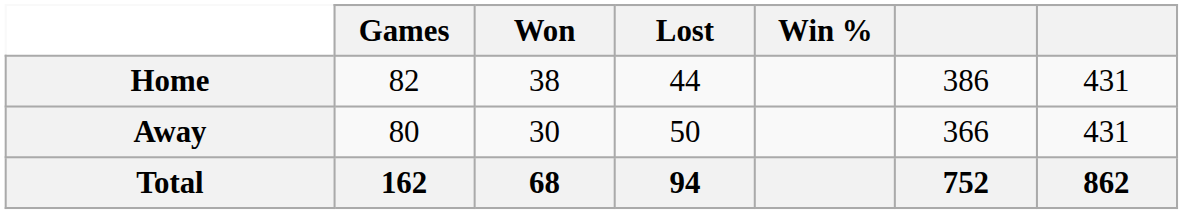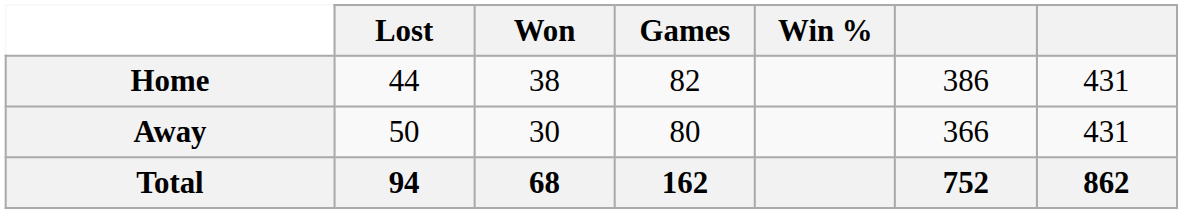columns swapped: (404, 29) <-> (685, 29)
